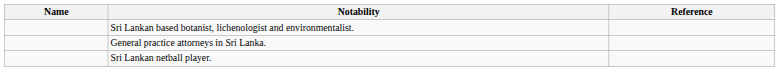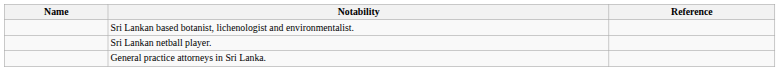rows swapped: (161, 58) <-> (188, 43)
